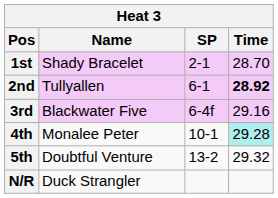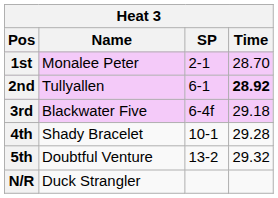(93, 63) Shady Bracelet -> (90, 63) Monalee Peter
(251, 110) 29.16 -> (251, 110) 29.18
(90, 134) Monalee Peter -> (93, 134) Shady Bracelet
(251, 134) paleturquoise background -> (251, 134) no background
